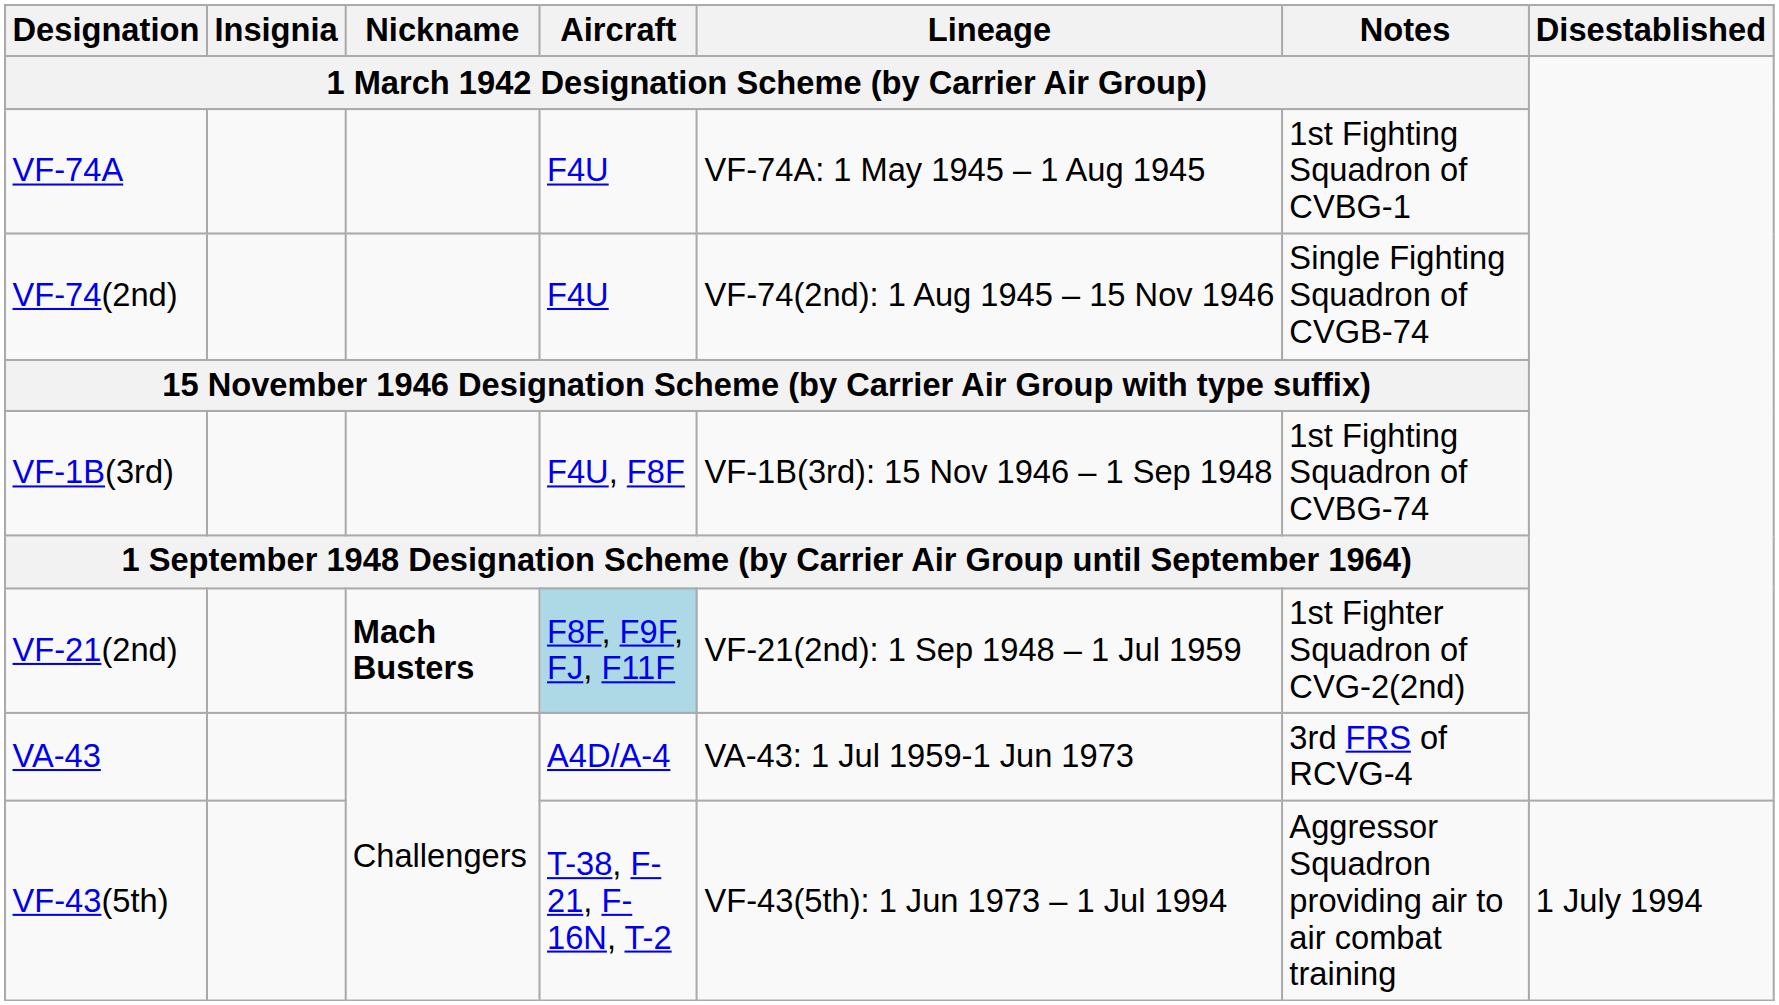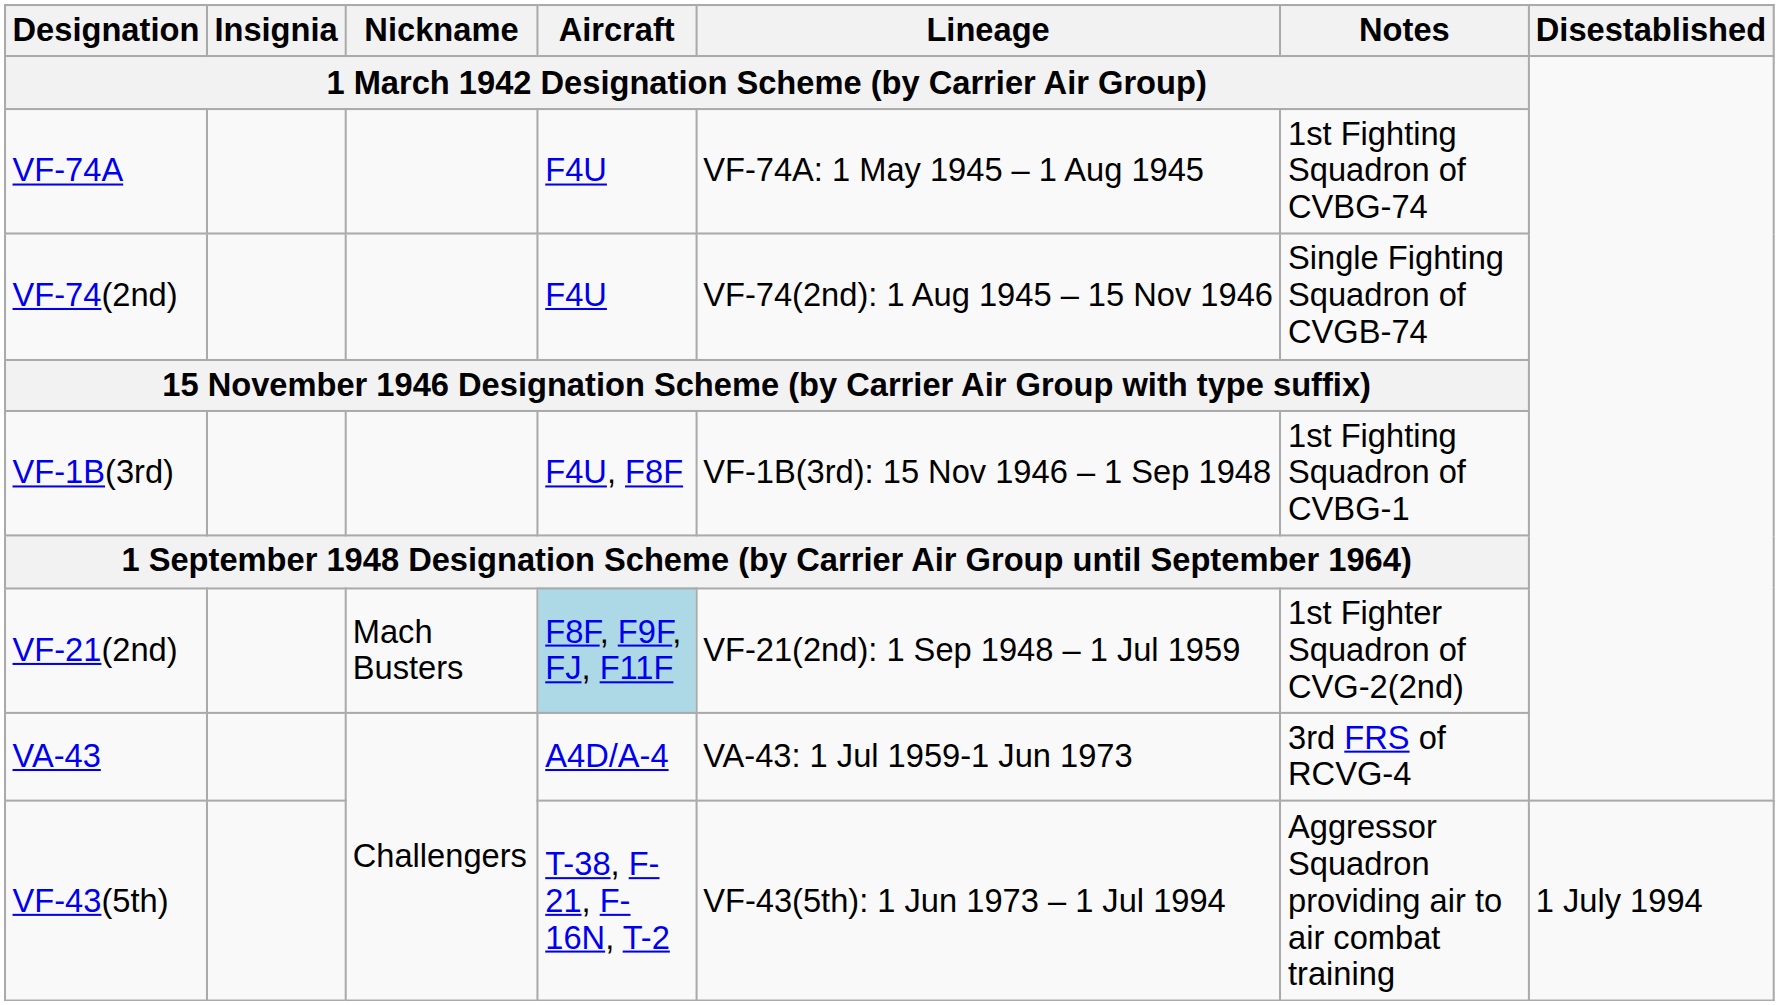(1378, 170) 1st Fighting Squadron of CVBG-1 -> (1377, 170) 1st Fighting Squadron of CVBG-74
(1378, 472) 1st Fighting Squadron of CVBG-74 -> (1377, 472) 1st Fighting Squadron of CVBG-1
(414, 649) bold -> (408, 649) normal
